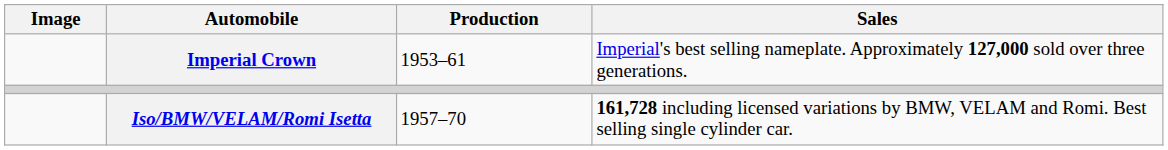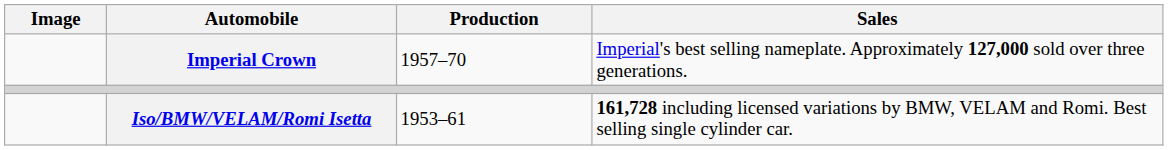(433, 59) 1953–61 -> (433, 59) 1957–70
(433, 118) 1957–70 -> (433, 118) 1953–61
